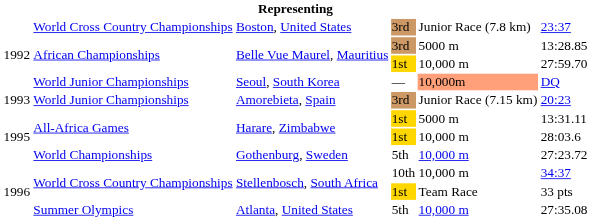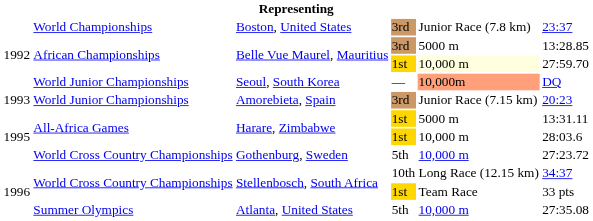(133, 27) World Cross Country Championships -> (93, 27) World Championships
(444, 63) no background -> (444, 63) lightyellow background
(93, 155) World Championships -> (133, 155) World Cross Country Championships
(444, 173) 10,000 m -> (479, 173) Long Race (12.15 km)
